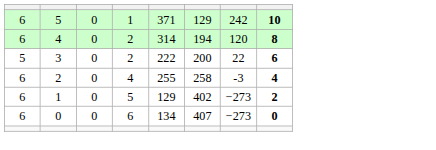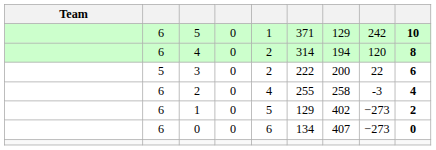+ column: (74, 14)
